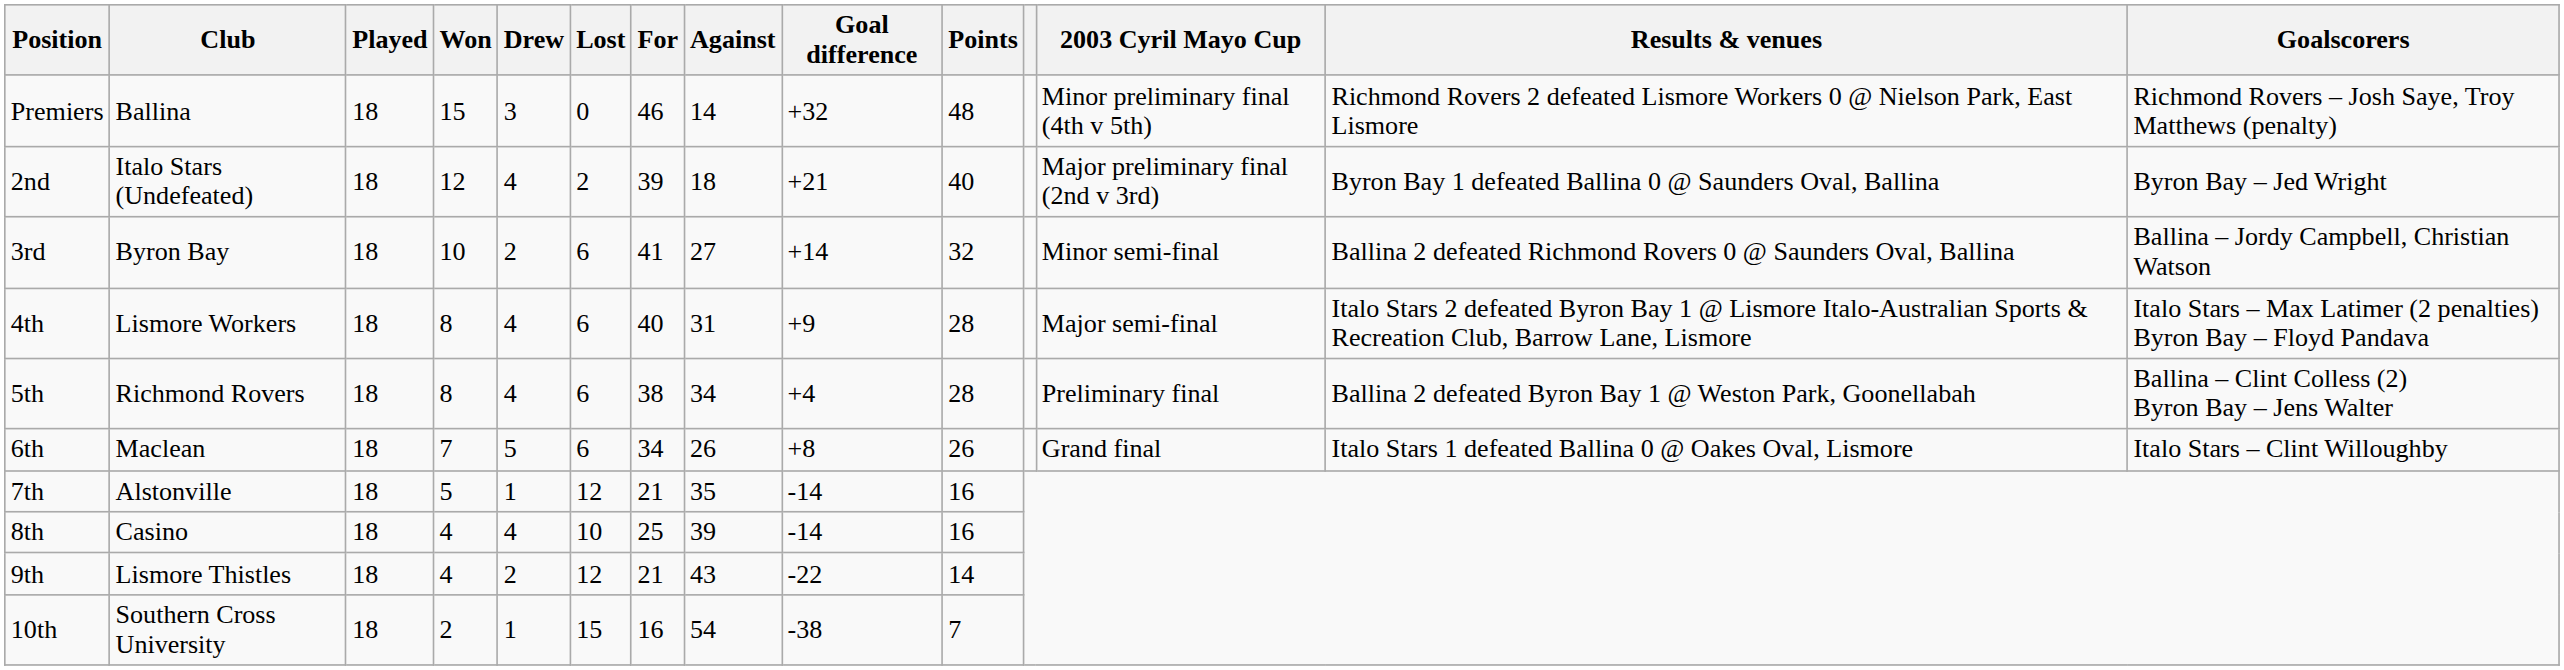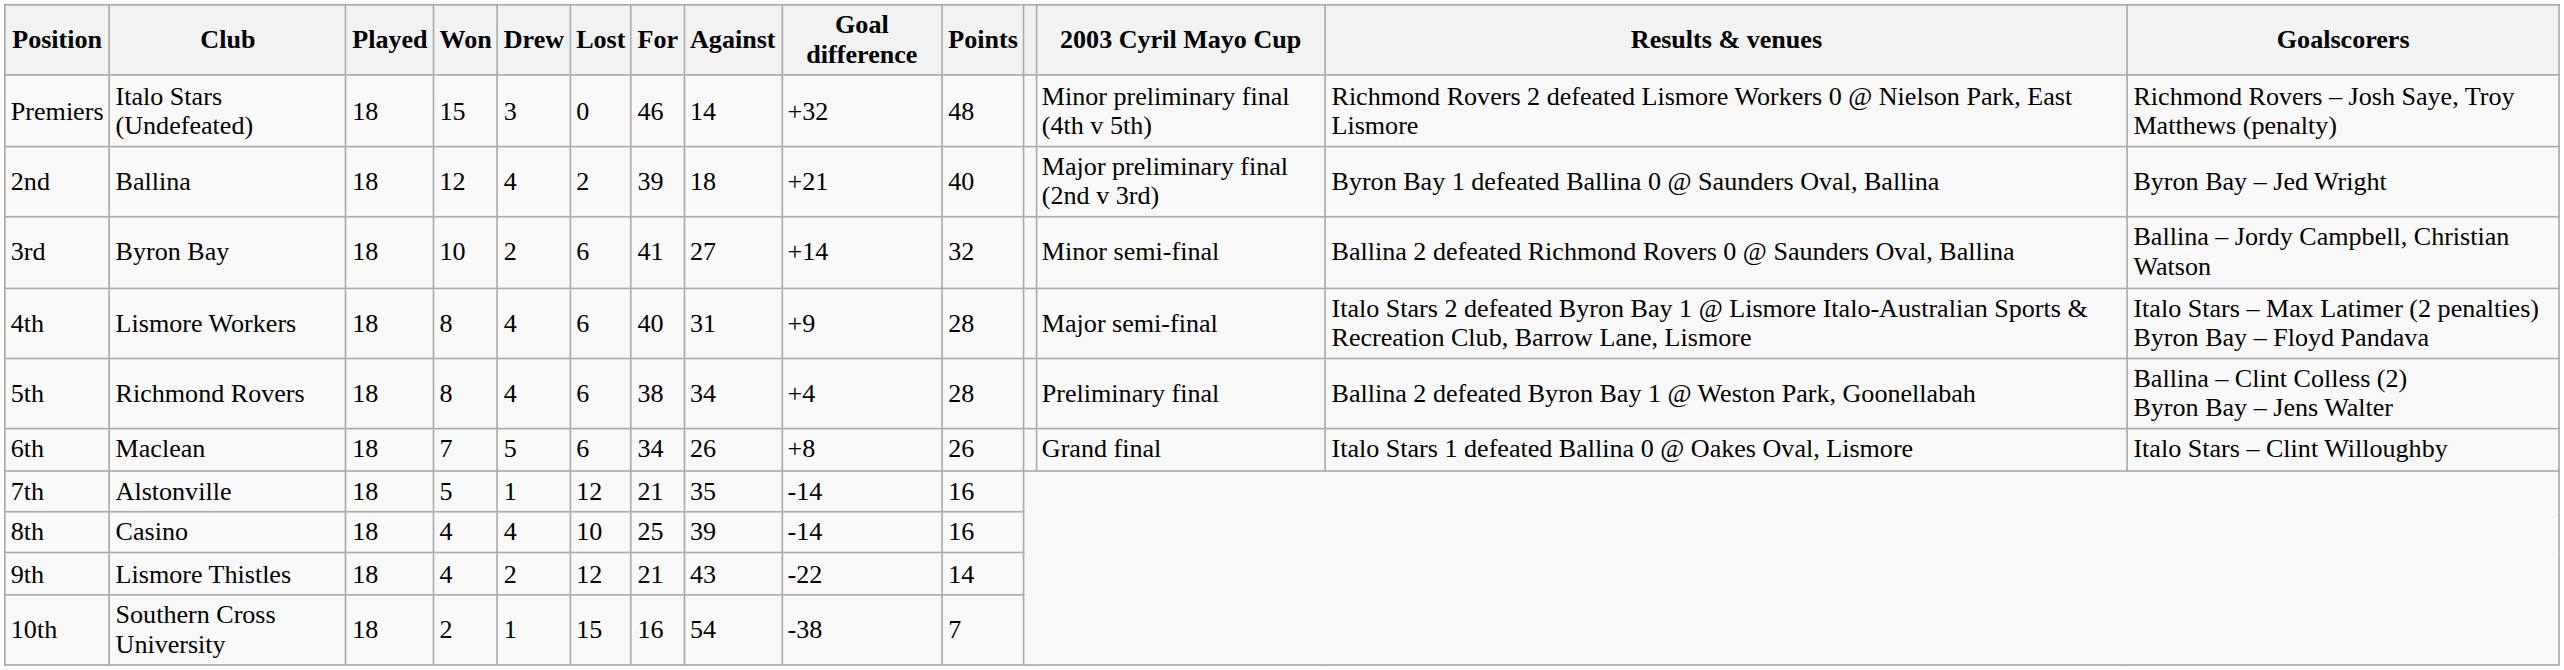(153, 110) Ballina -> (184, 110) Italo Stars (Undefeated)
(184, 181) Italo Stars (Undefeated) -> (153, 181) Ballina
